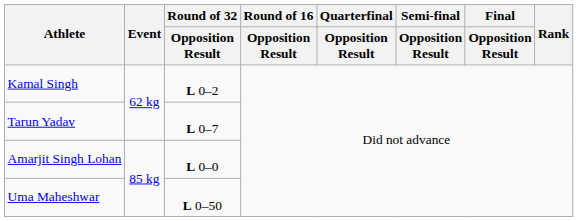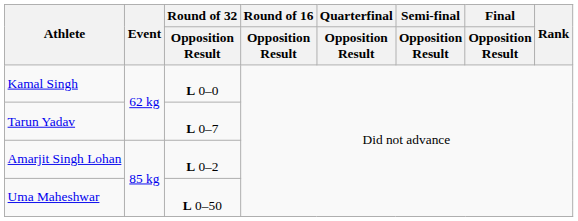(202, 91) L 0–2 -> (202, 91) L 0–0
(202, 167) L 0–0 -> (202, 167) L 0–2
